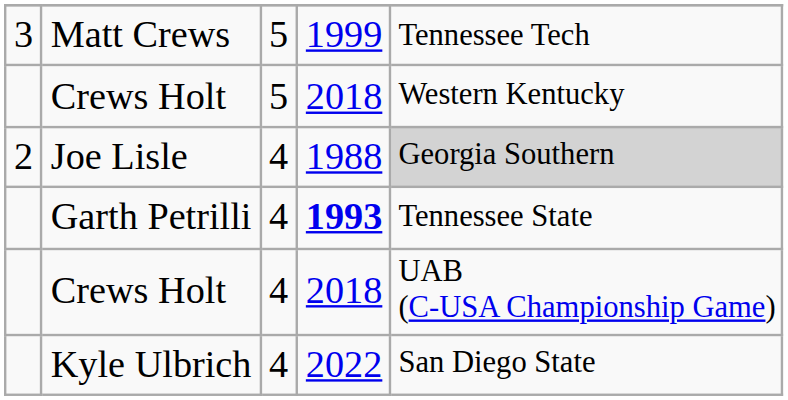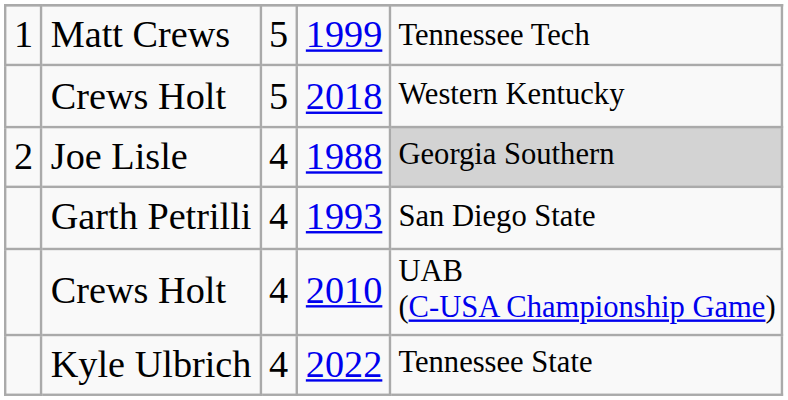(24, 34) 3 -> (24, 34) 1
(344, 216) bold -> (344, 216) normal
(495, 216) Tennessee State -> (497, 216) San Diego State
(344, 290) 2018 -> (344, 290) 2010
(497, 363) San Diego State -> (495, 363) Tennessee State
